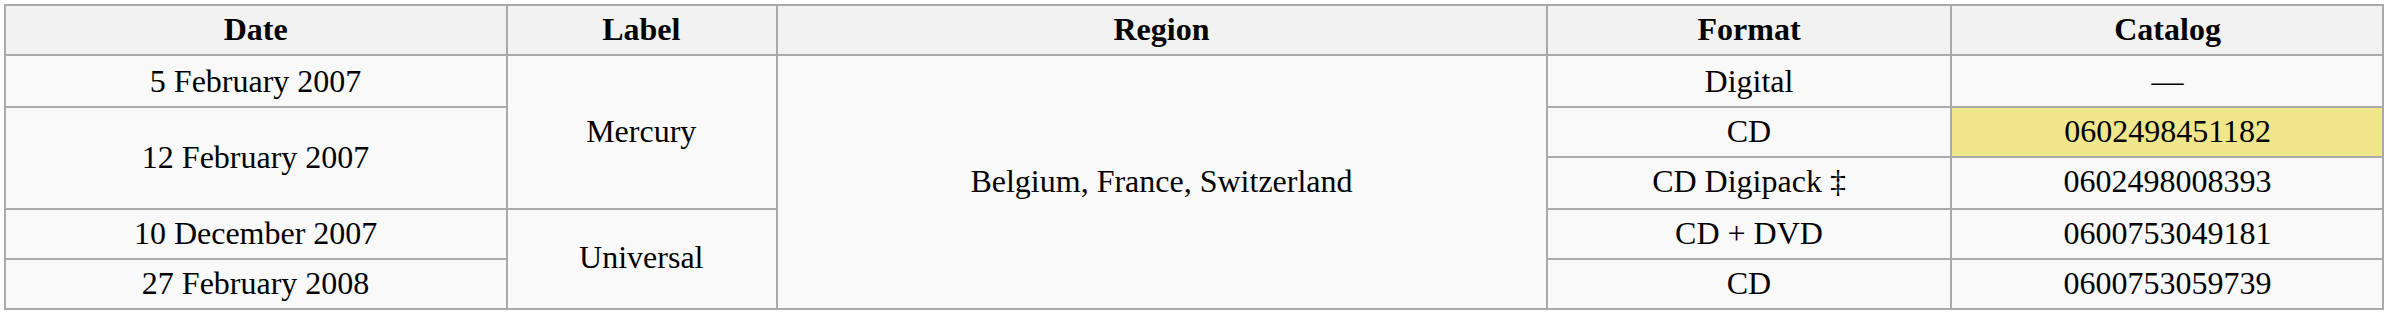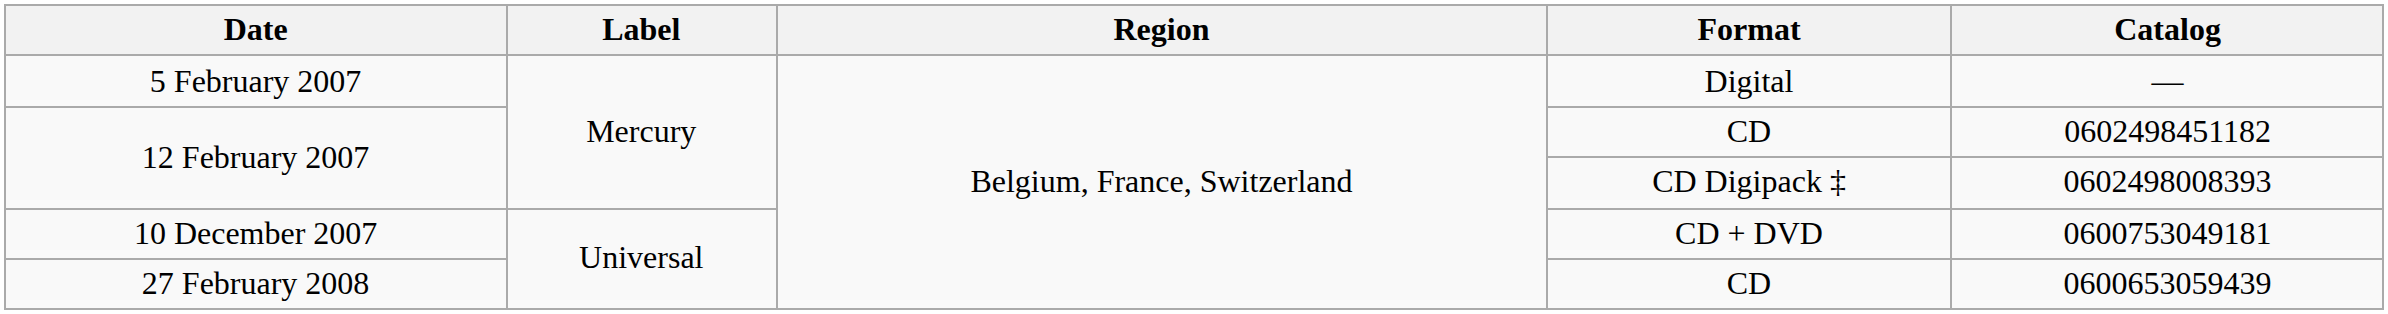(2168, 131) khaki background -> (2168, 131) no background
(2168, 283) 0600753059739 -> (2168, 283) 0600653059439
